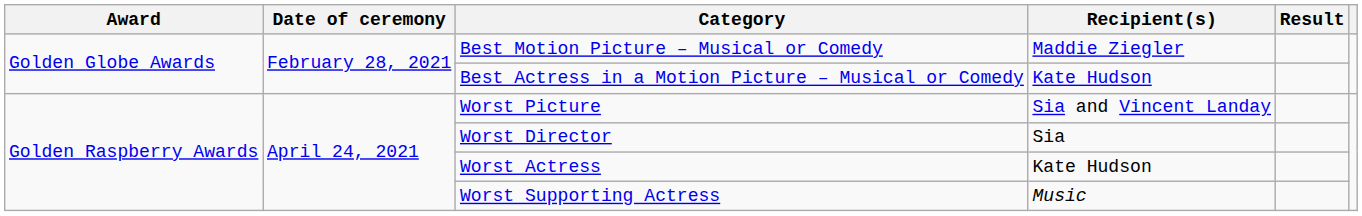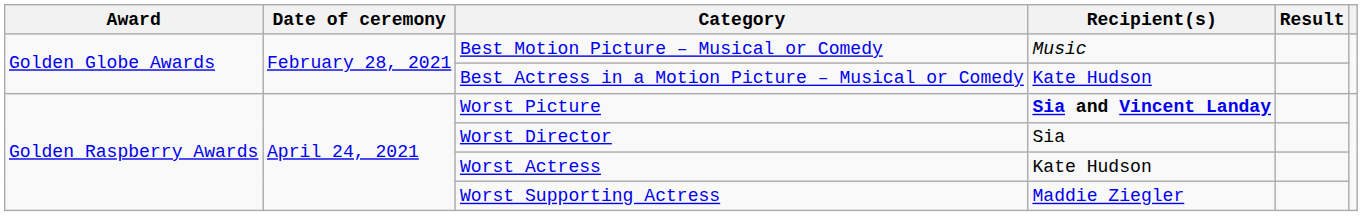(1108, 49) Maddie Ziegler -> (1060, 49) Music
(1152, 108) normal -> (1152, 108) bold
(1060, 196) Music -> (1108, 196) Maddie Ziegler
